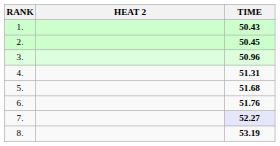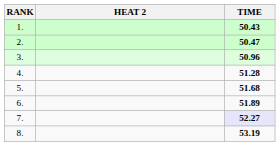(250, 42) 50.45 -> (250, 42) 50.47
(250, 73) 51.31 -> (250, 73) 51.28
(250, 103) 51.76 -> (250, 103) 51.89
